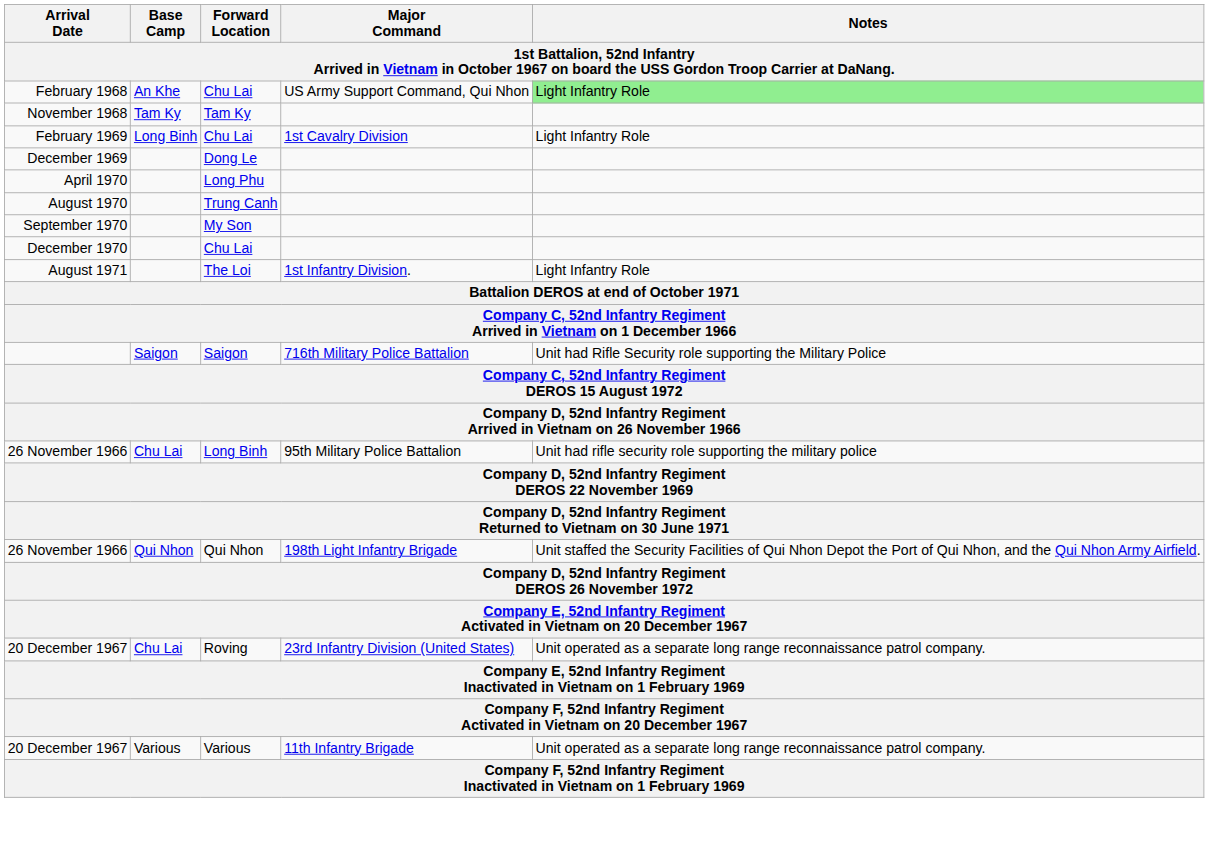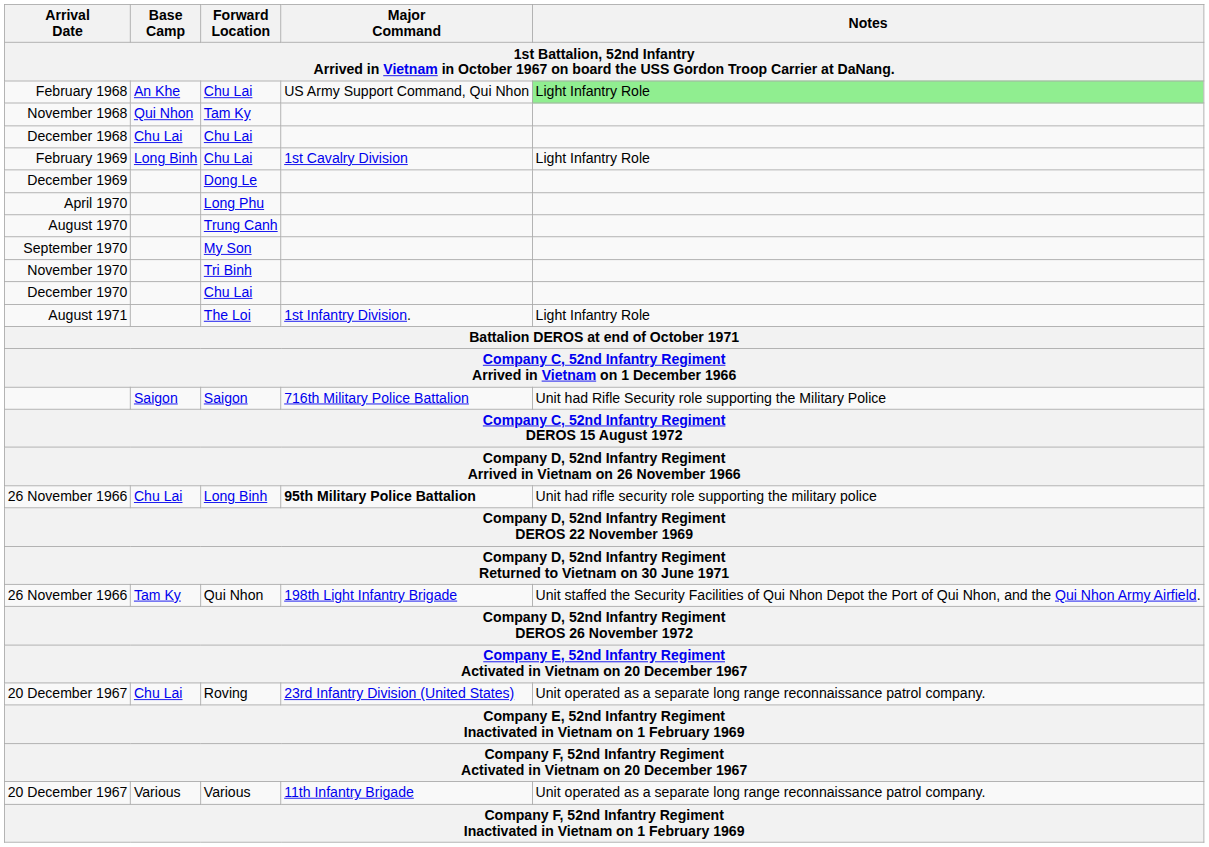(157, 114) Tam Ky -> (164, 114) Qui Nhon
+ row: (77, 136)
+ row: (77, 270)
(373, 452) normal -> (380, 496) bold
(164, 550) Qui Nhon -> (157, 595) Tam Ky
